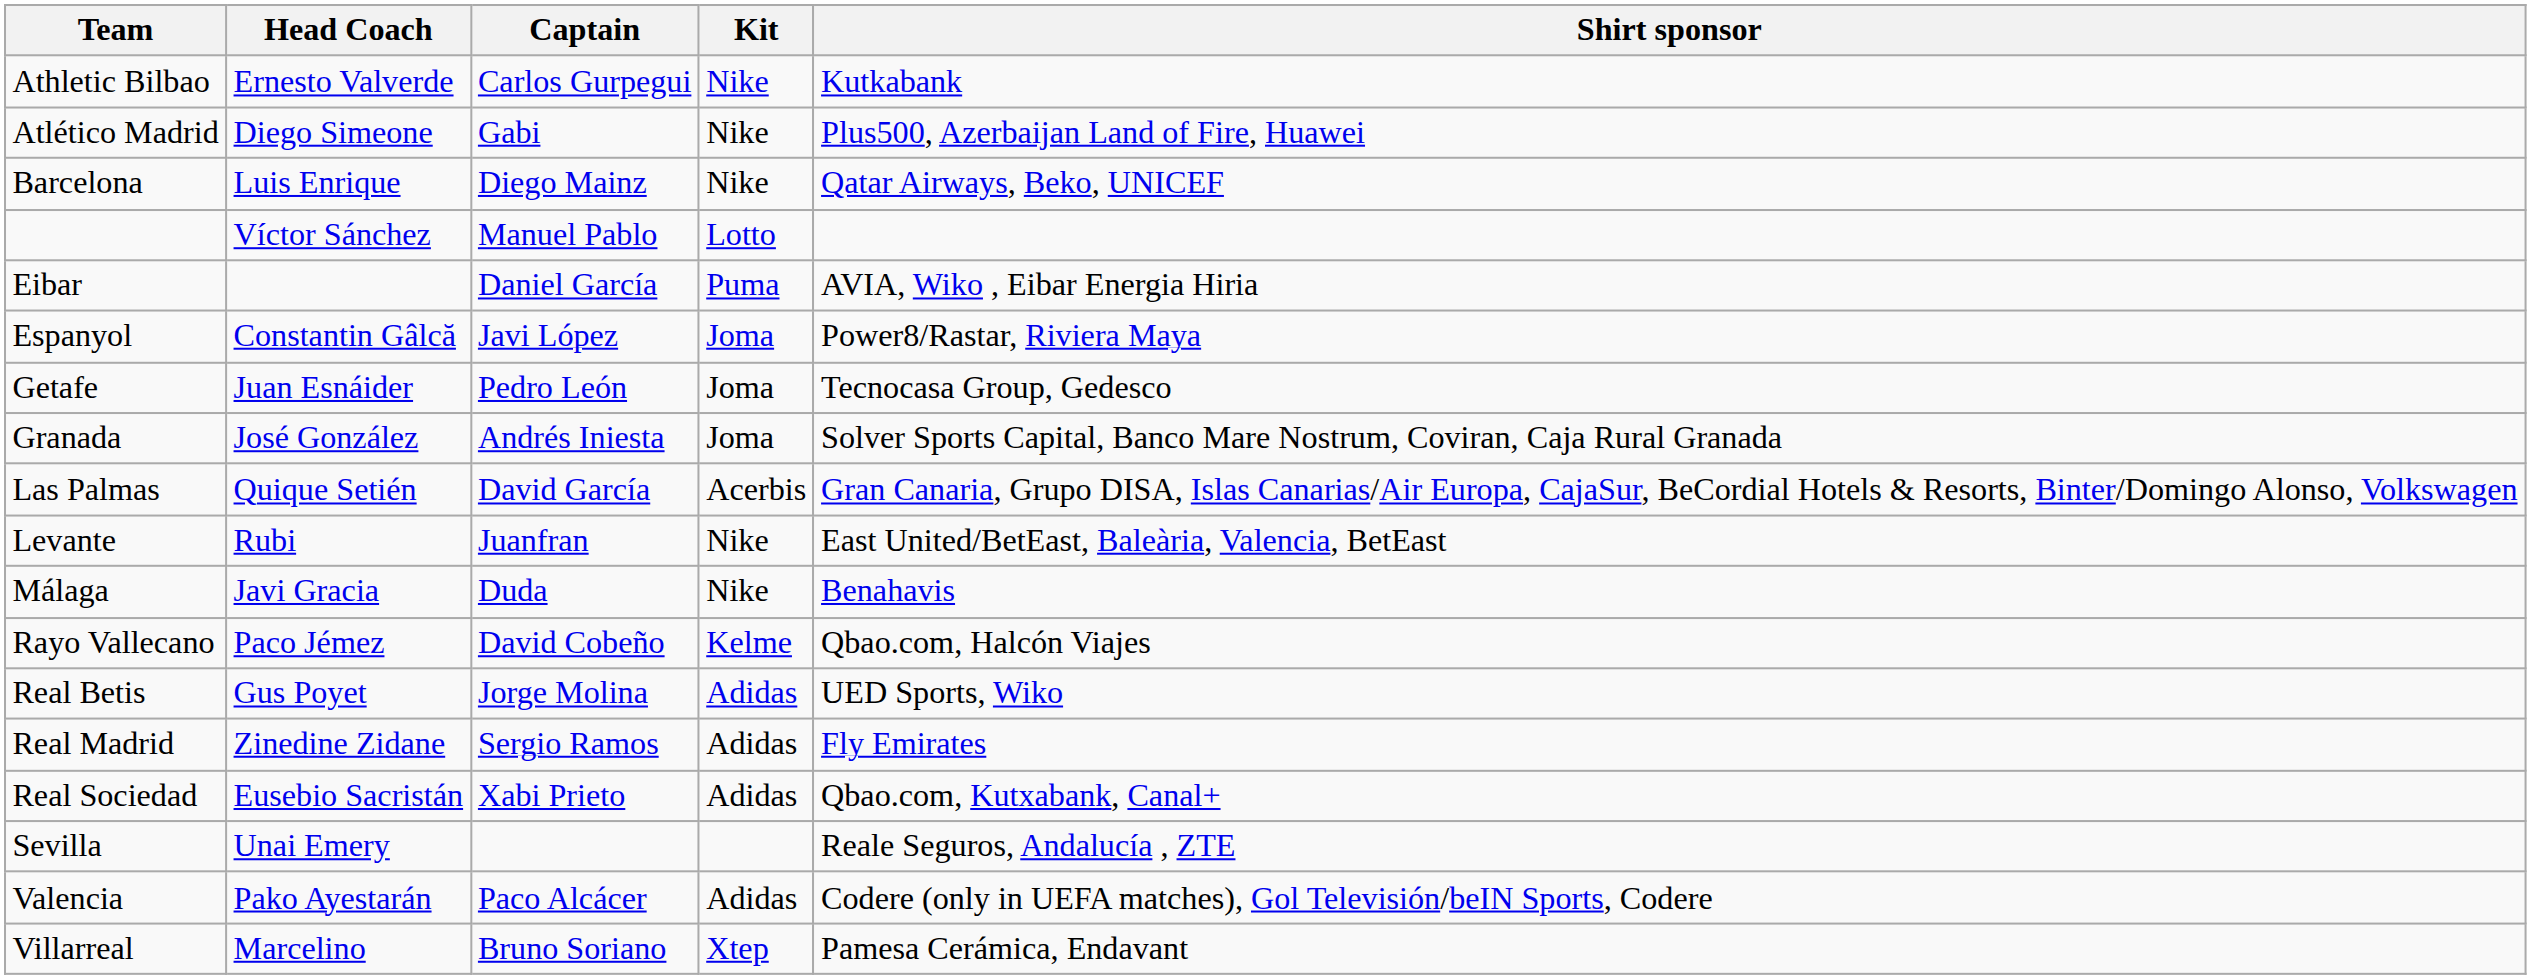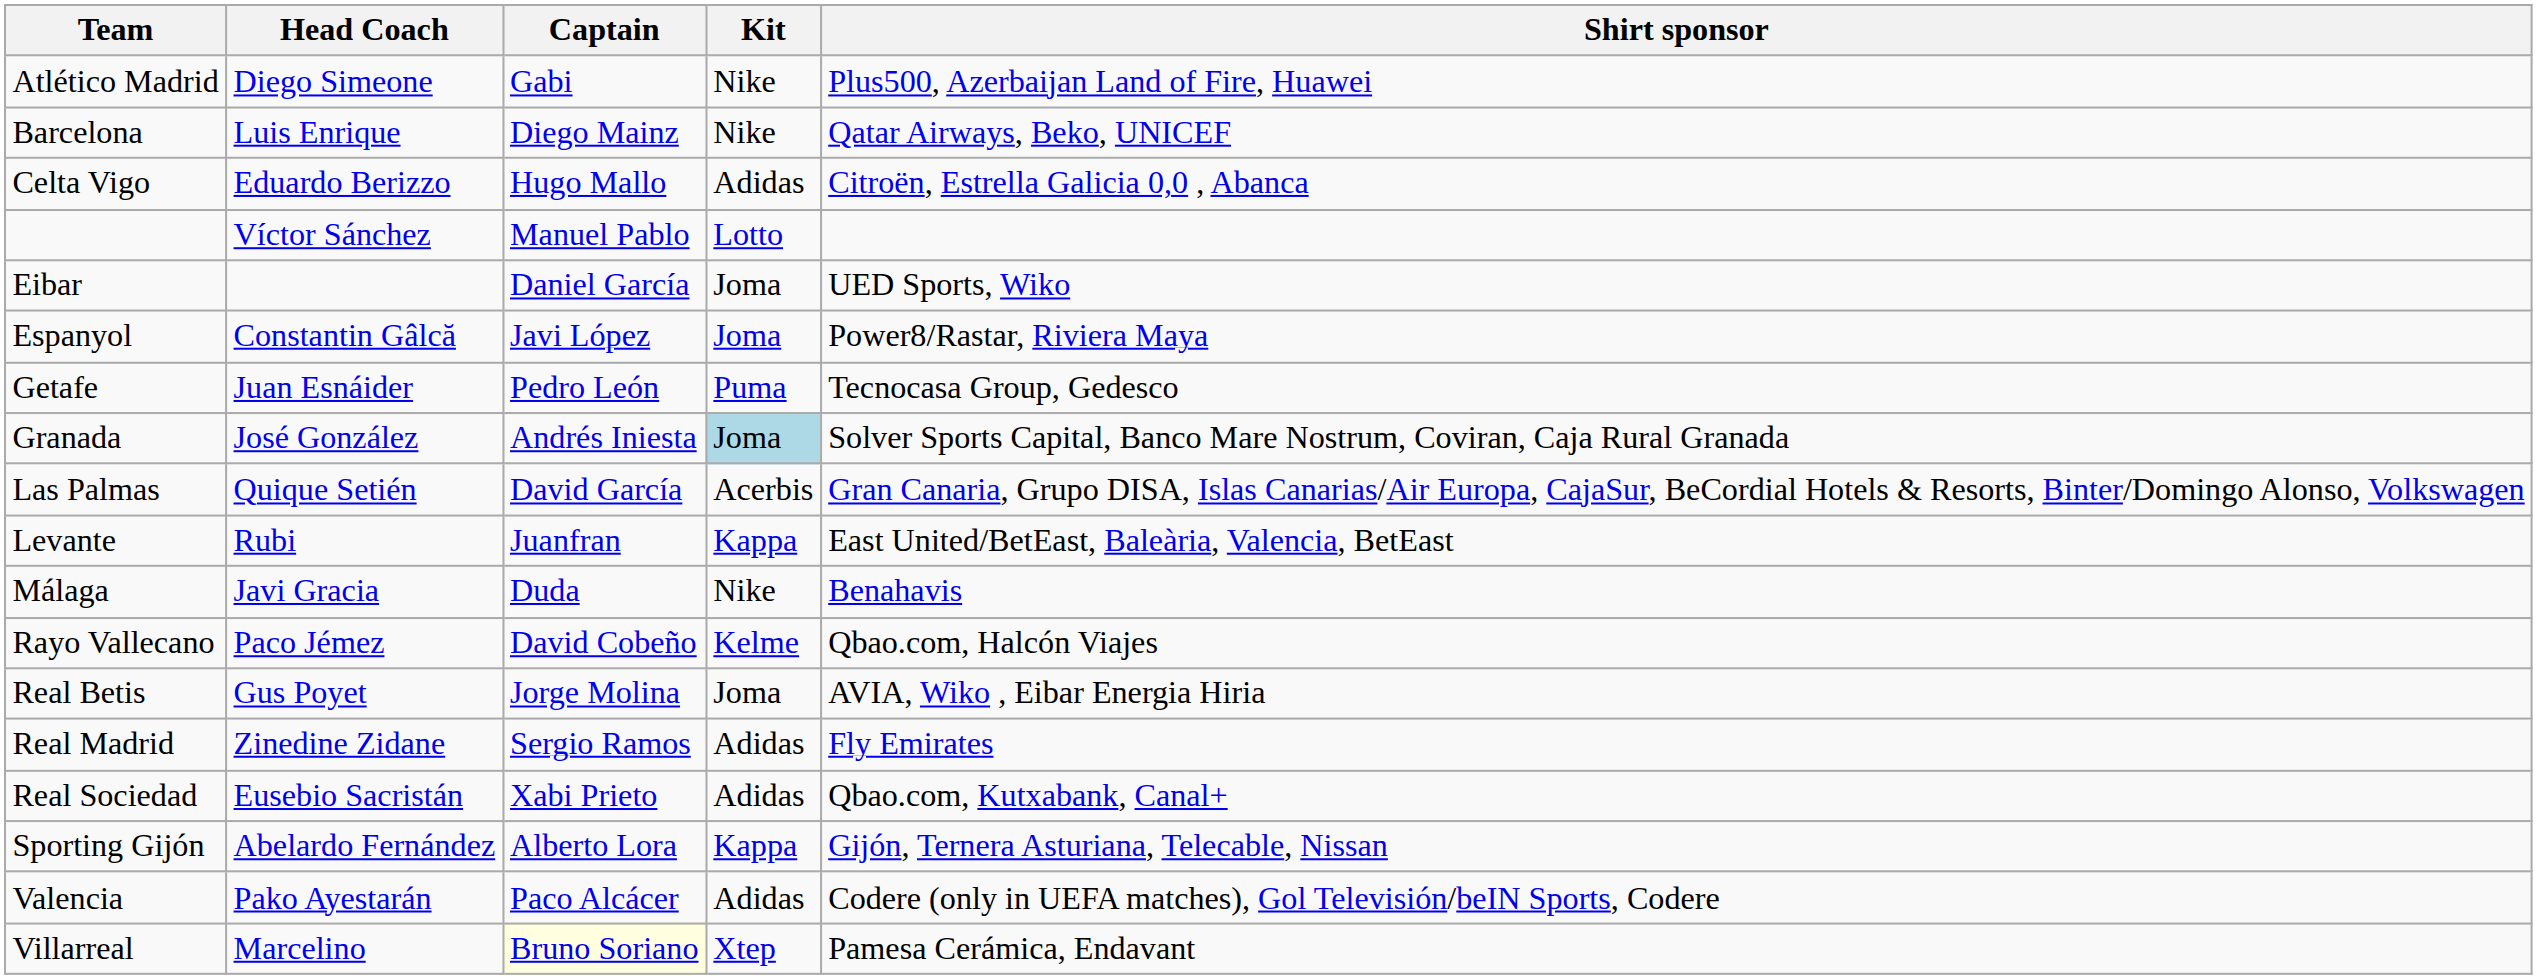- row: (111, 81)
+ row: (81, 183)
(743, 285) Puma -> (747, 285) Joma
(1040, 285) AVIA, Wiko , Eibar Energia Hiria -> (949, 285) UED Sports, Wiko
(740, 387) Joma -> (750, 387) Puma
(740, 438) no background -> (747, 438) lightblue background
(737, 540) Nike -> (755, 540) Kappa
(752, 693) Adidas -> (747, 693) Joma
(942, 693) UED Sports, Wiko -> (1047, 693) AVIA, Wiko , Eibar Energia Hiria
- row: (57, 846)
+ row: (108, 846)
(572, 948) no background -> (604, 948) lightyellow background
